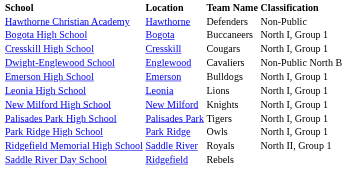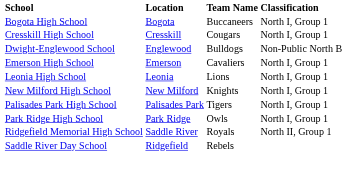- row: (67, 21)
(225, 63) Cavaliers -> (225, 49) Bulldogs
(225, 77) Bulldogs -> (225, 63) Cavaliers
